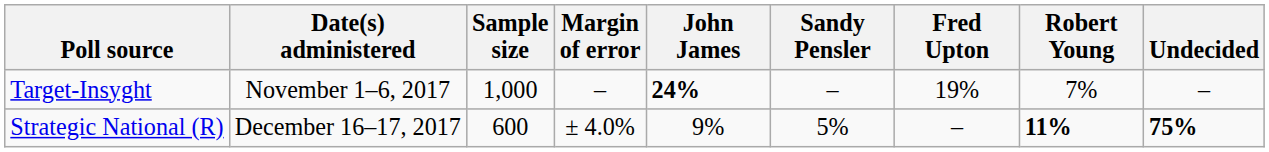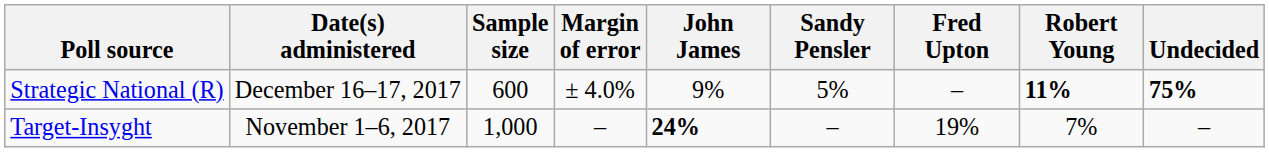rows swapped: (117, 127) <-> (81, 89)
